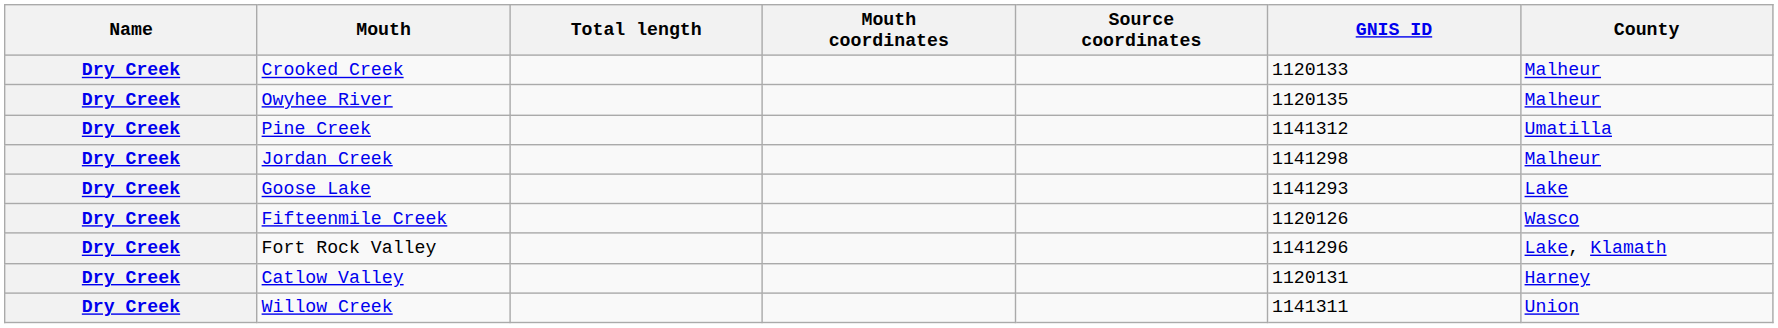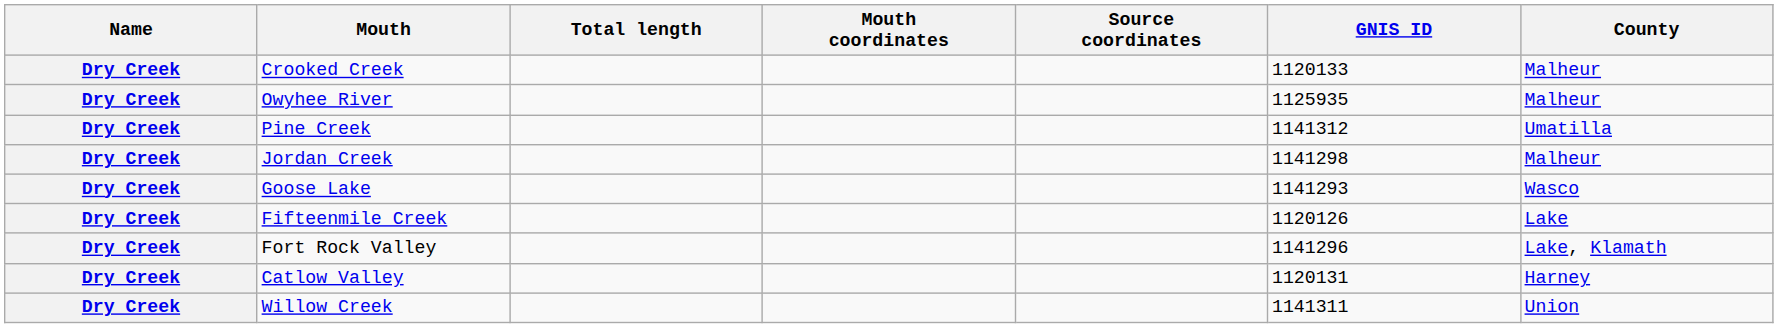(1310, 100) 1120135 -> (1310, 100) 1125935
(1546, 189) Lake -> (1552, 189) Wasco
(1552, 219) Wasco -> (1546, 219) Lake
